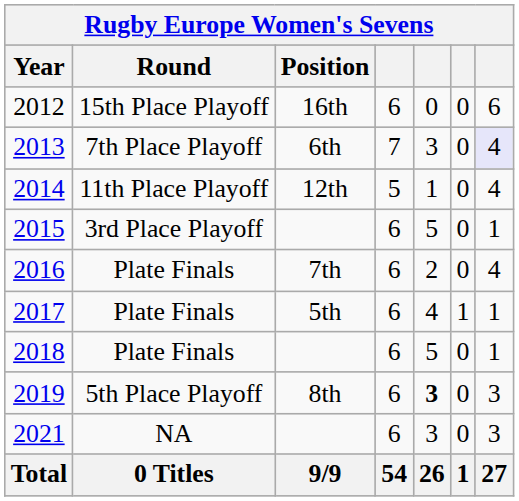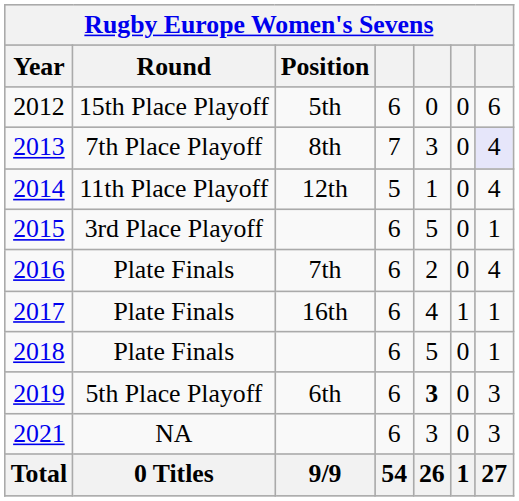(325, 106) 16th -> (325, 106) 5th
(325, 147) 6th -> (325, 147) 8th
(325, 310) 5th -> (325, 310) 16th
(325, 392) 8th -> (325, 392) 6th
